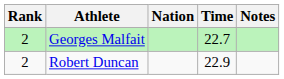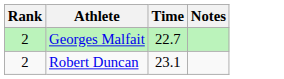- column: (173, 16)
(217, 62) 22.9 -> (168, 62) 23.1
